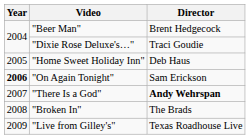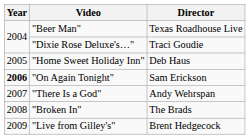(185, 28) Brent Hedgecock -> (196, 28) Texas Roadhouse Live
(185, 93) bold -> (182, 93) normal
(196, 126) Texas Roadhouse Live -> (185, 126) Brent Hedgecock
